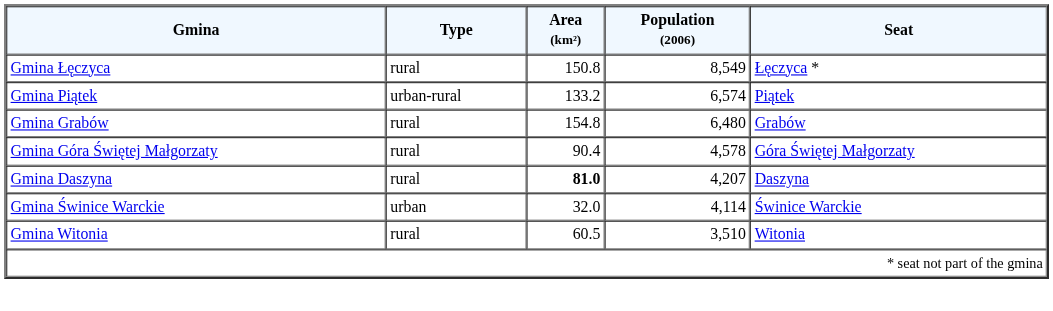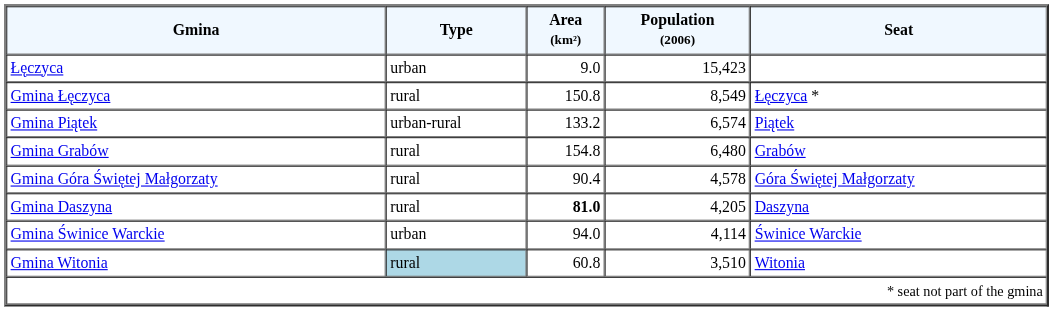+ row: (37, 67)
(728, 179) 4,207 -> (728, 206) 4,205
(587, 206) 32.0 -> (587, 234) 94.0
(405, 234) no background -> (405, 262) lightblue background
(587, 234) 60.5 -> (587, 262) 60.8
